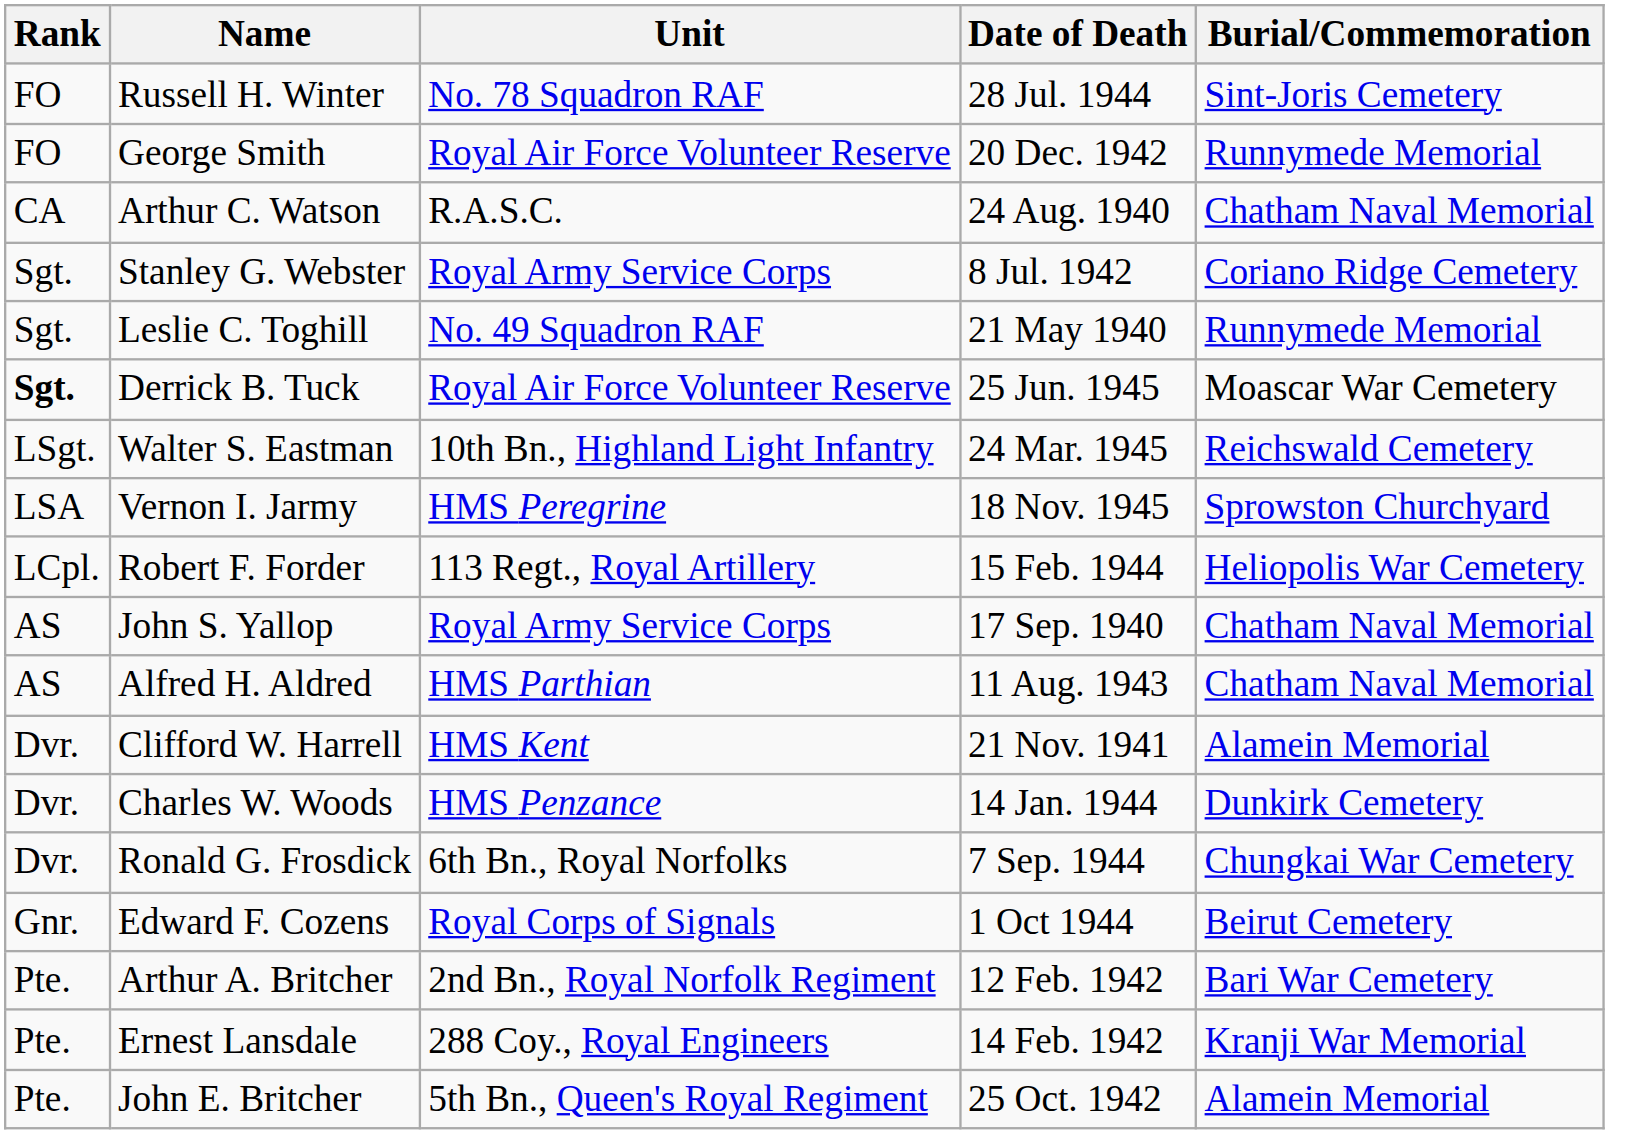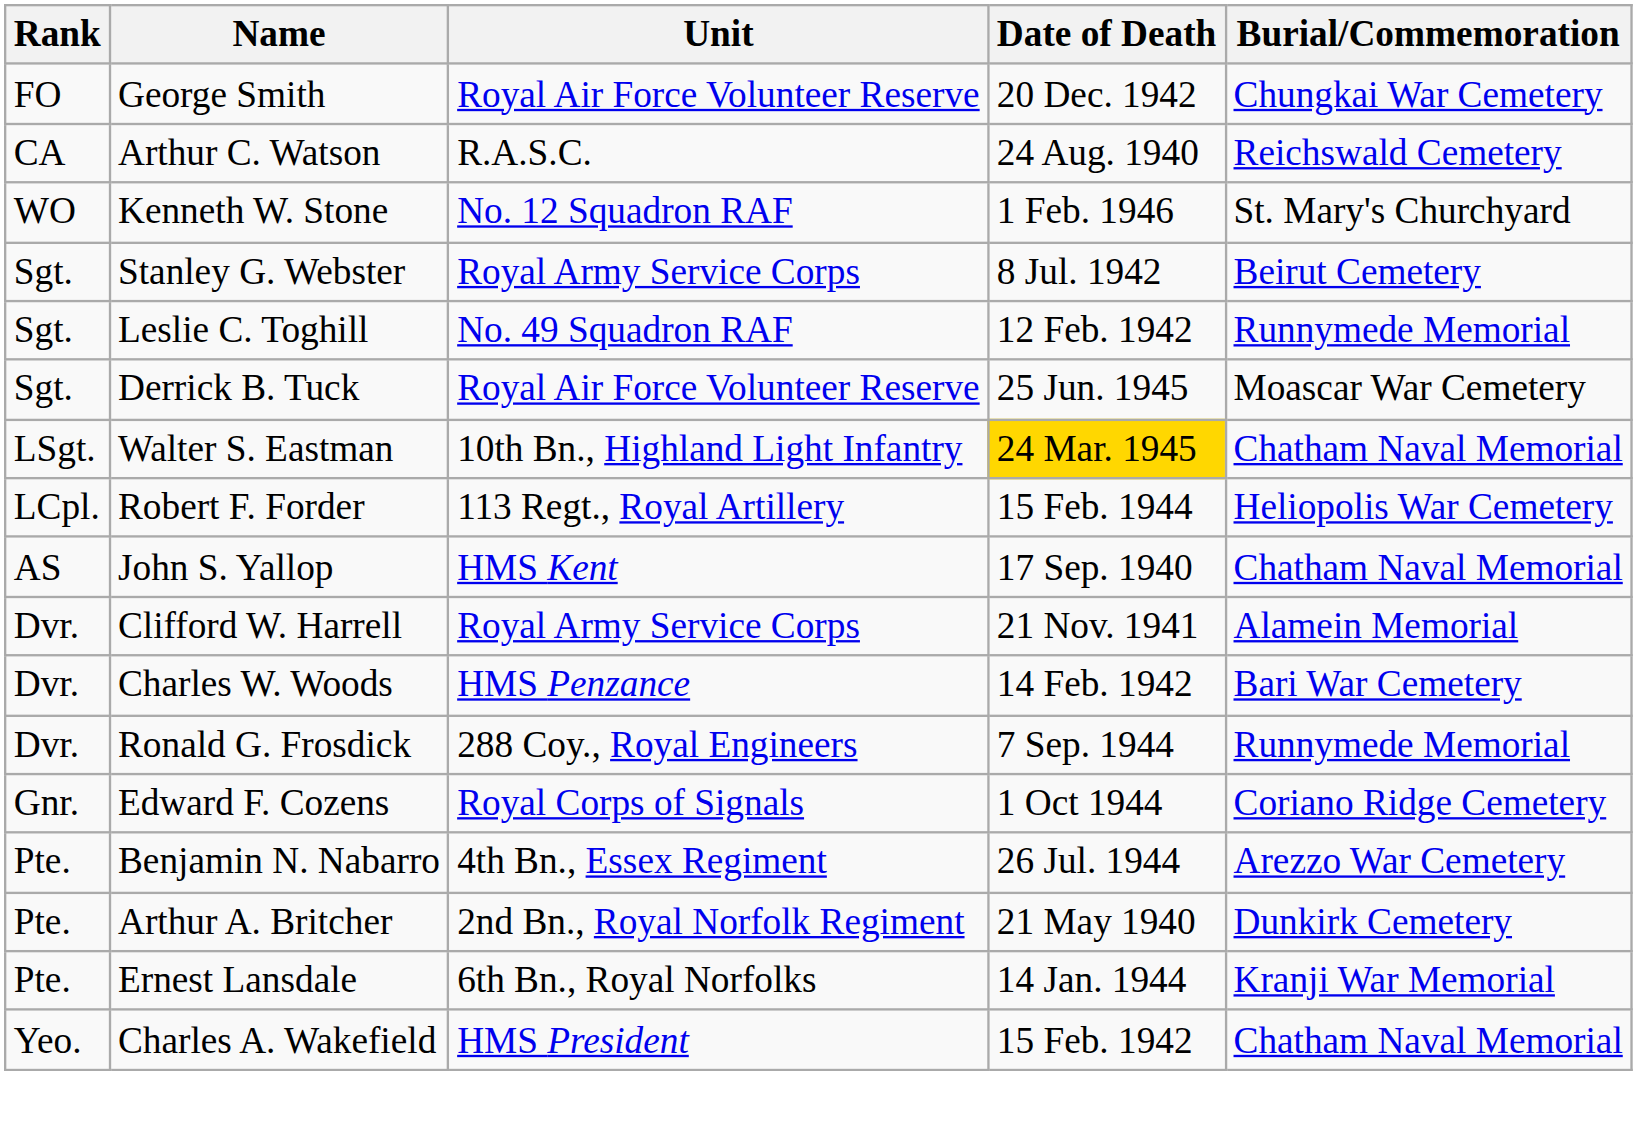- row: (251, 93)
(1373, 152) Runnymede Memorial -> (1418, 93) Chungkai War Cemetery
(1399, 211) Chatham Naval Memorial -> (1398, 152) Reichswald Cemetery
+ row: (253, 211)
(1391, 270) Coriano Ridge Cemetery -> (1357, 270) Beirut Cemetery
(1067, 329) 21 May 1940 -> (1095, 329) 12 Feb. 1942
(44, 388) bold -> (43, 388) normal
(1068, 447) no background -> (1097, 447) gold background
(1369, 447) Reichswald Cemetery -> (1428, 447) Chatham Naval Memorial
- row: (238, 507)
(630, 625) Royal Army Service Corps -> (537, 566) HMS Kent
- row: (245, 684)
(509, 743) HMS Kent -> (659, 625) Royal Army Service Corps
(1063, 802) 14 Jan. 1944 -> (1095, 684) 14 Feb. 1942
(1344, 802) Dunkirk Cemetery -> (1378, 684) Bari War Cemetery
(608, 861) 6th Bn., Royal Norfolks -> (657, 743) 288 Coy., Royal Engineers
(1389, 861) Chungkai War Cemetery -> (1402, 743) Runnymede Memorial
(1328, 920) Beirut Cemetery -> (1420, 802) Coriano Ridge Cemetery
+ row: (279, 861)
(1066, 980) 12 Feb. 1942 -> (1096, 920) 21 May 1940
(1349, 980) Bari War Cemetery -> (1373, 920) Dunkirk Cemetery
(628, 1039) 288 Coy., Royal Engineers -> (637, 980) 6th Bn., Royal Norfolks
(1066, 1039) 14 Feb. 1942 -> (1092, 980) 14 Jan. 1944
- row: (240, 1098)
+ row: (277, 1039)
